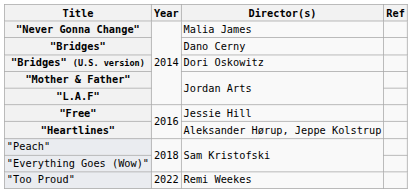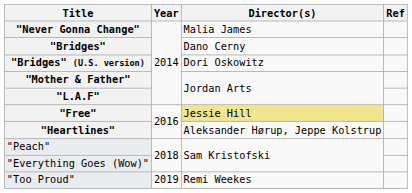(218, 113) no background -> (218, 113) khaki background
(166, 180) 2022 -> (166, 180) 2019
